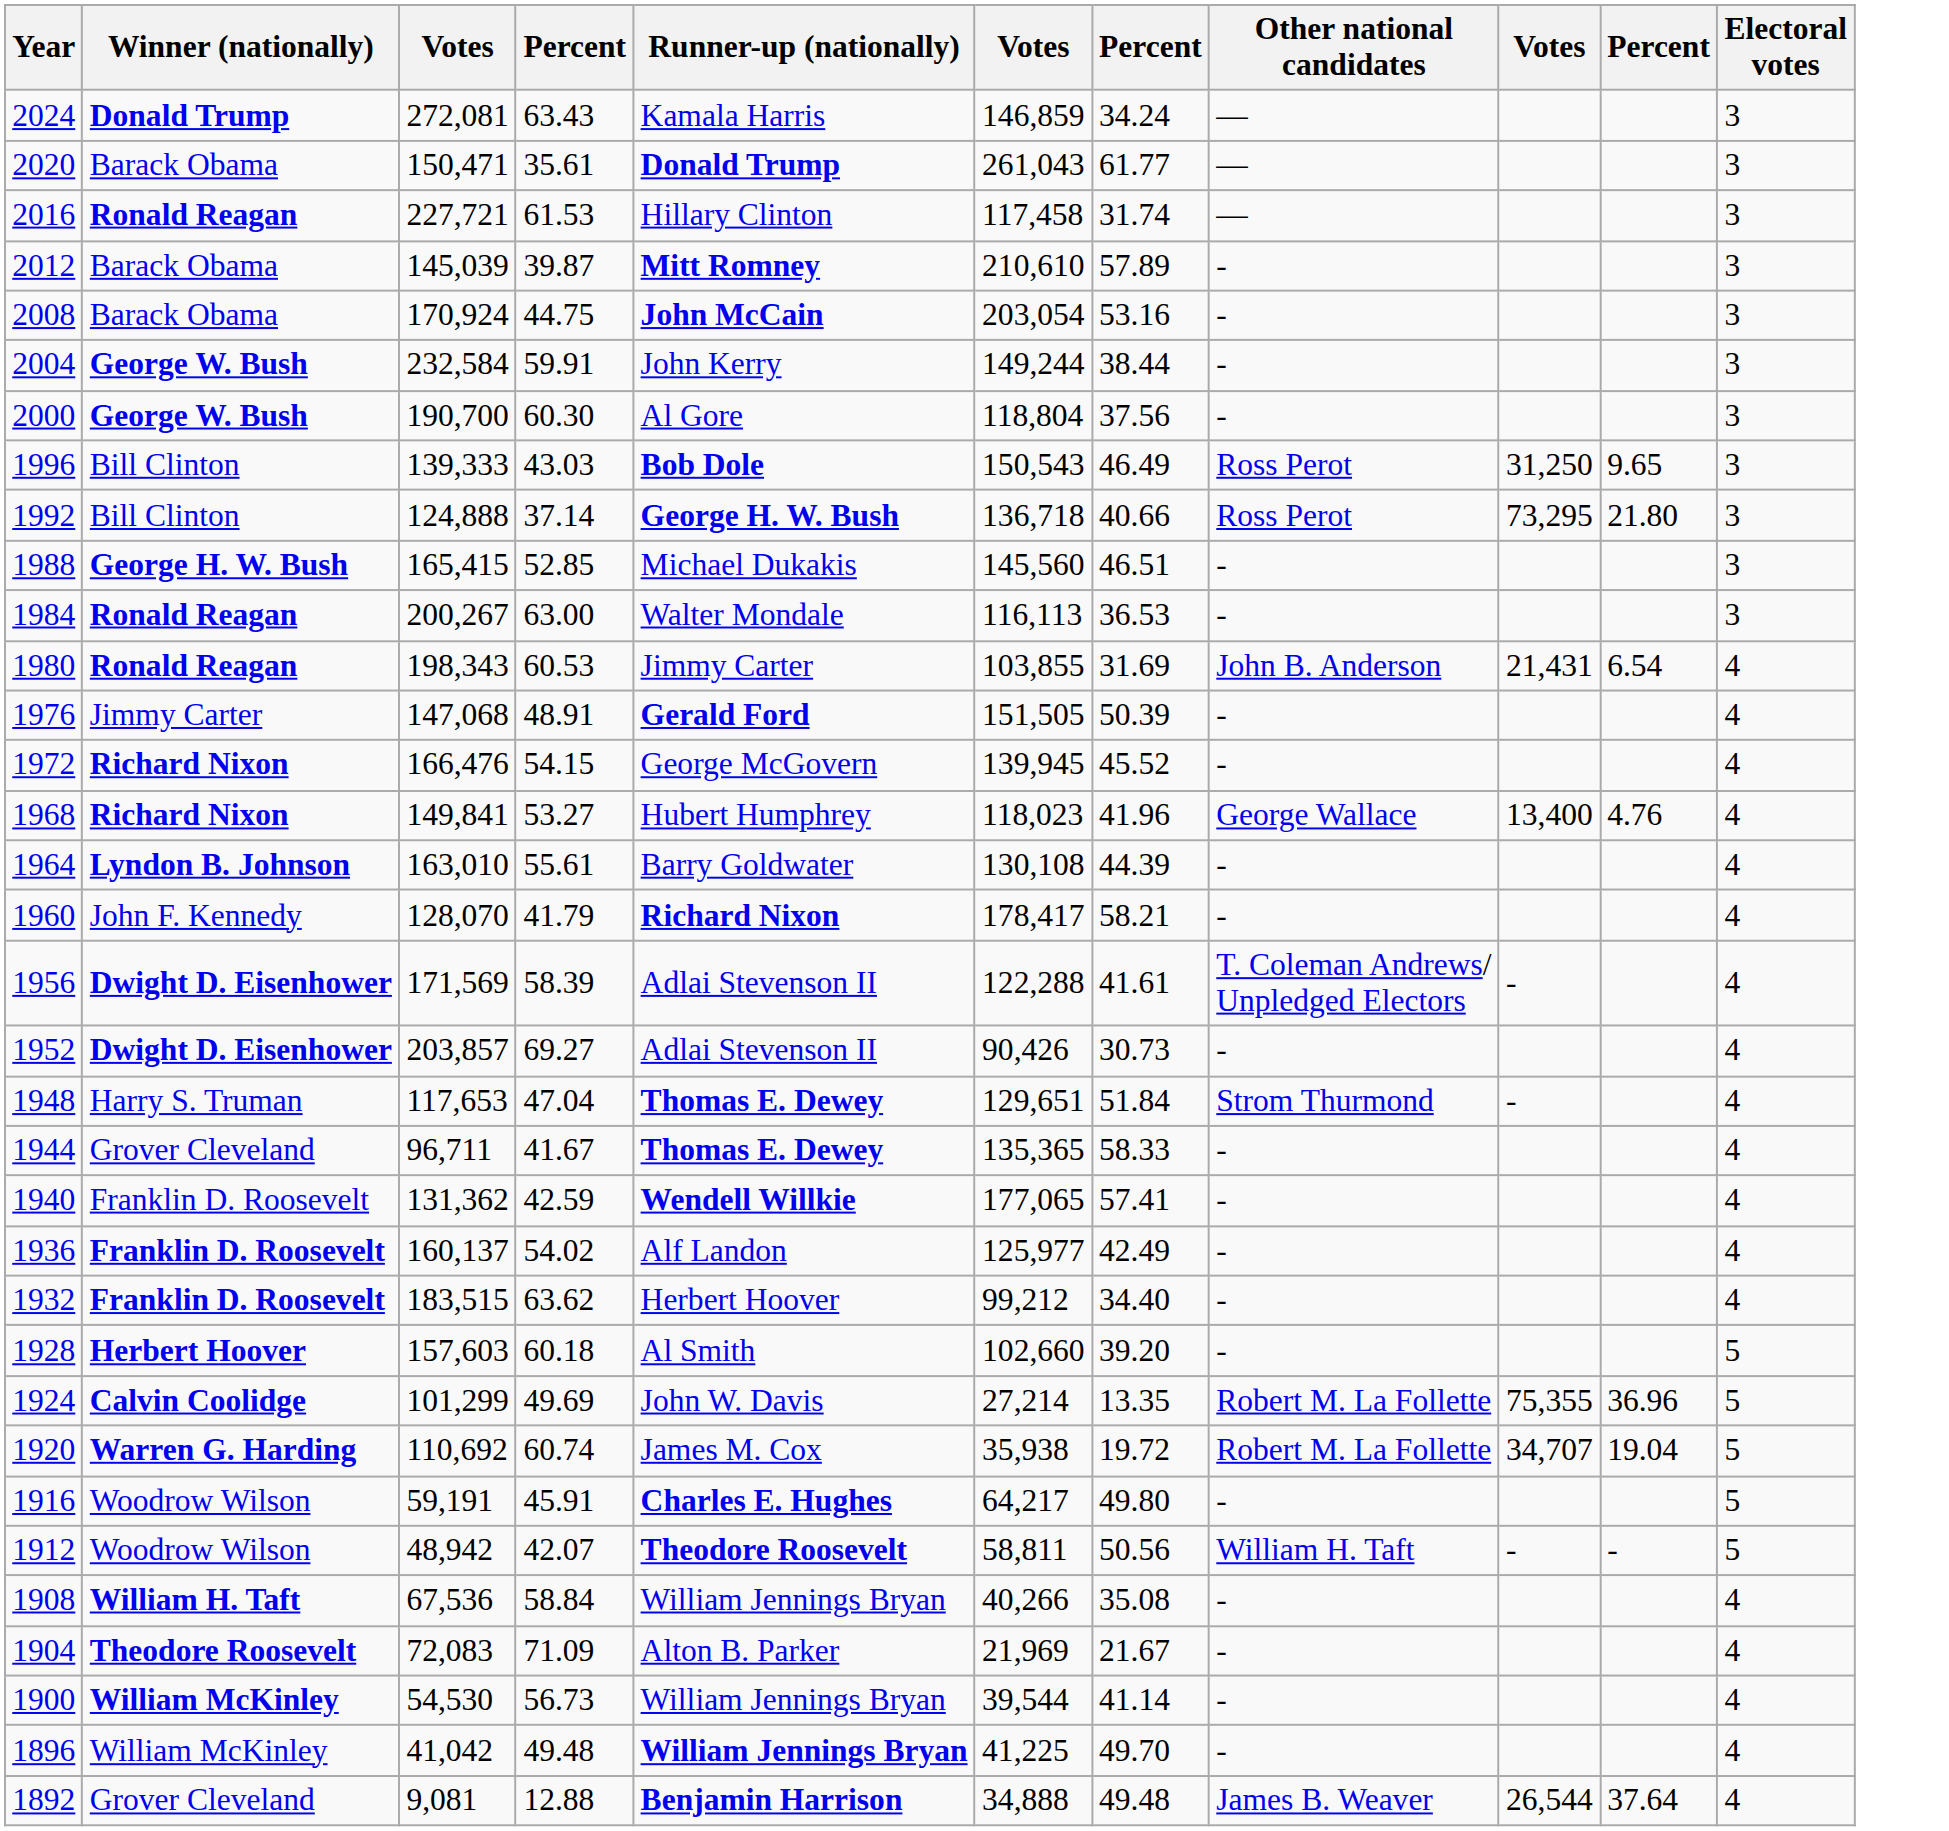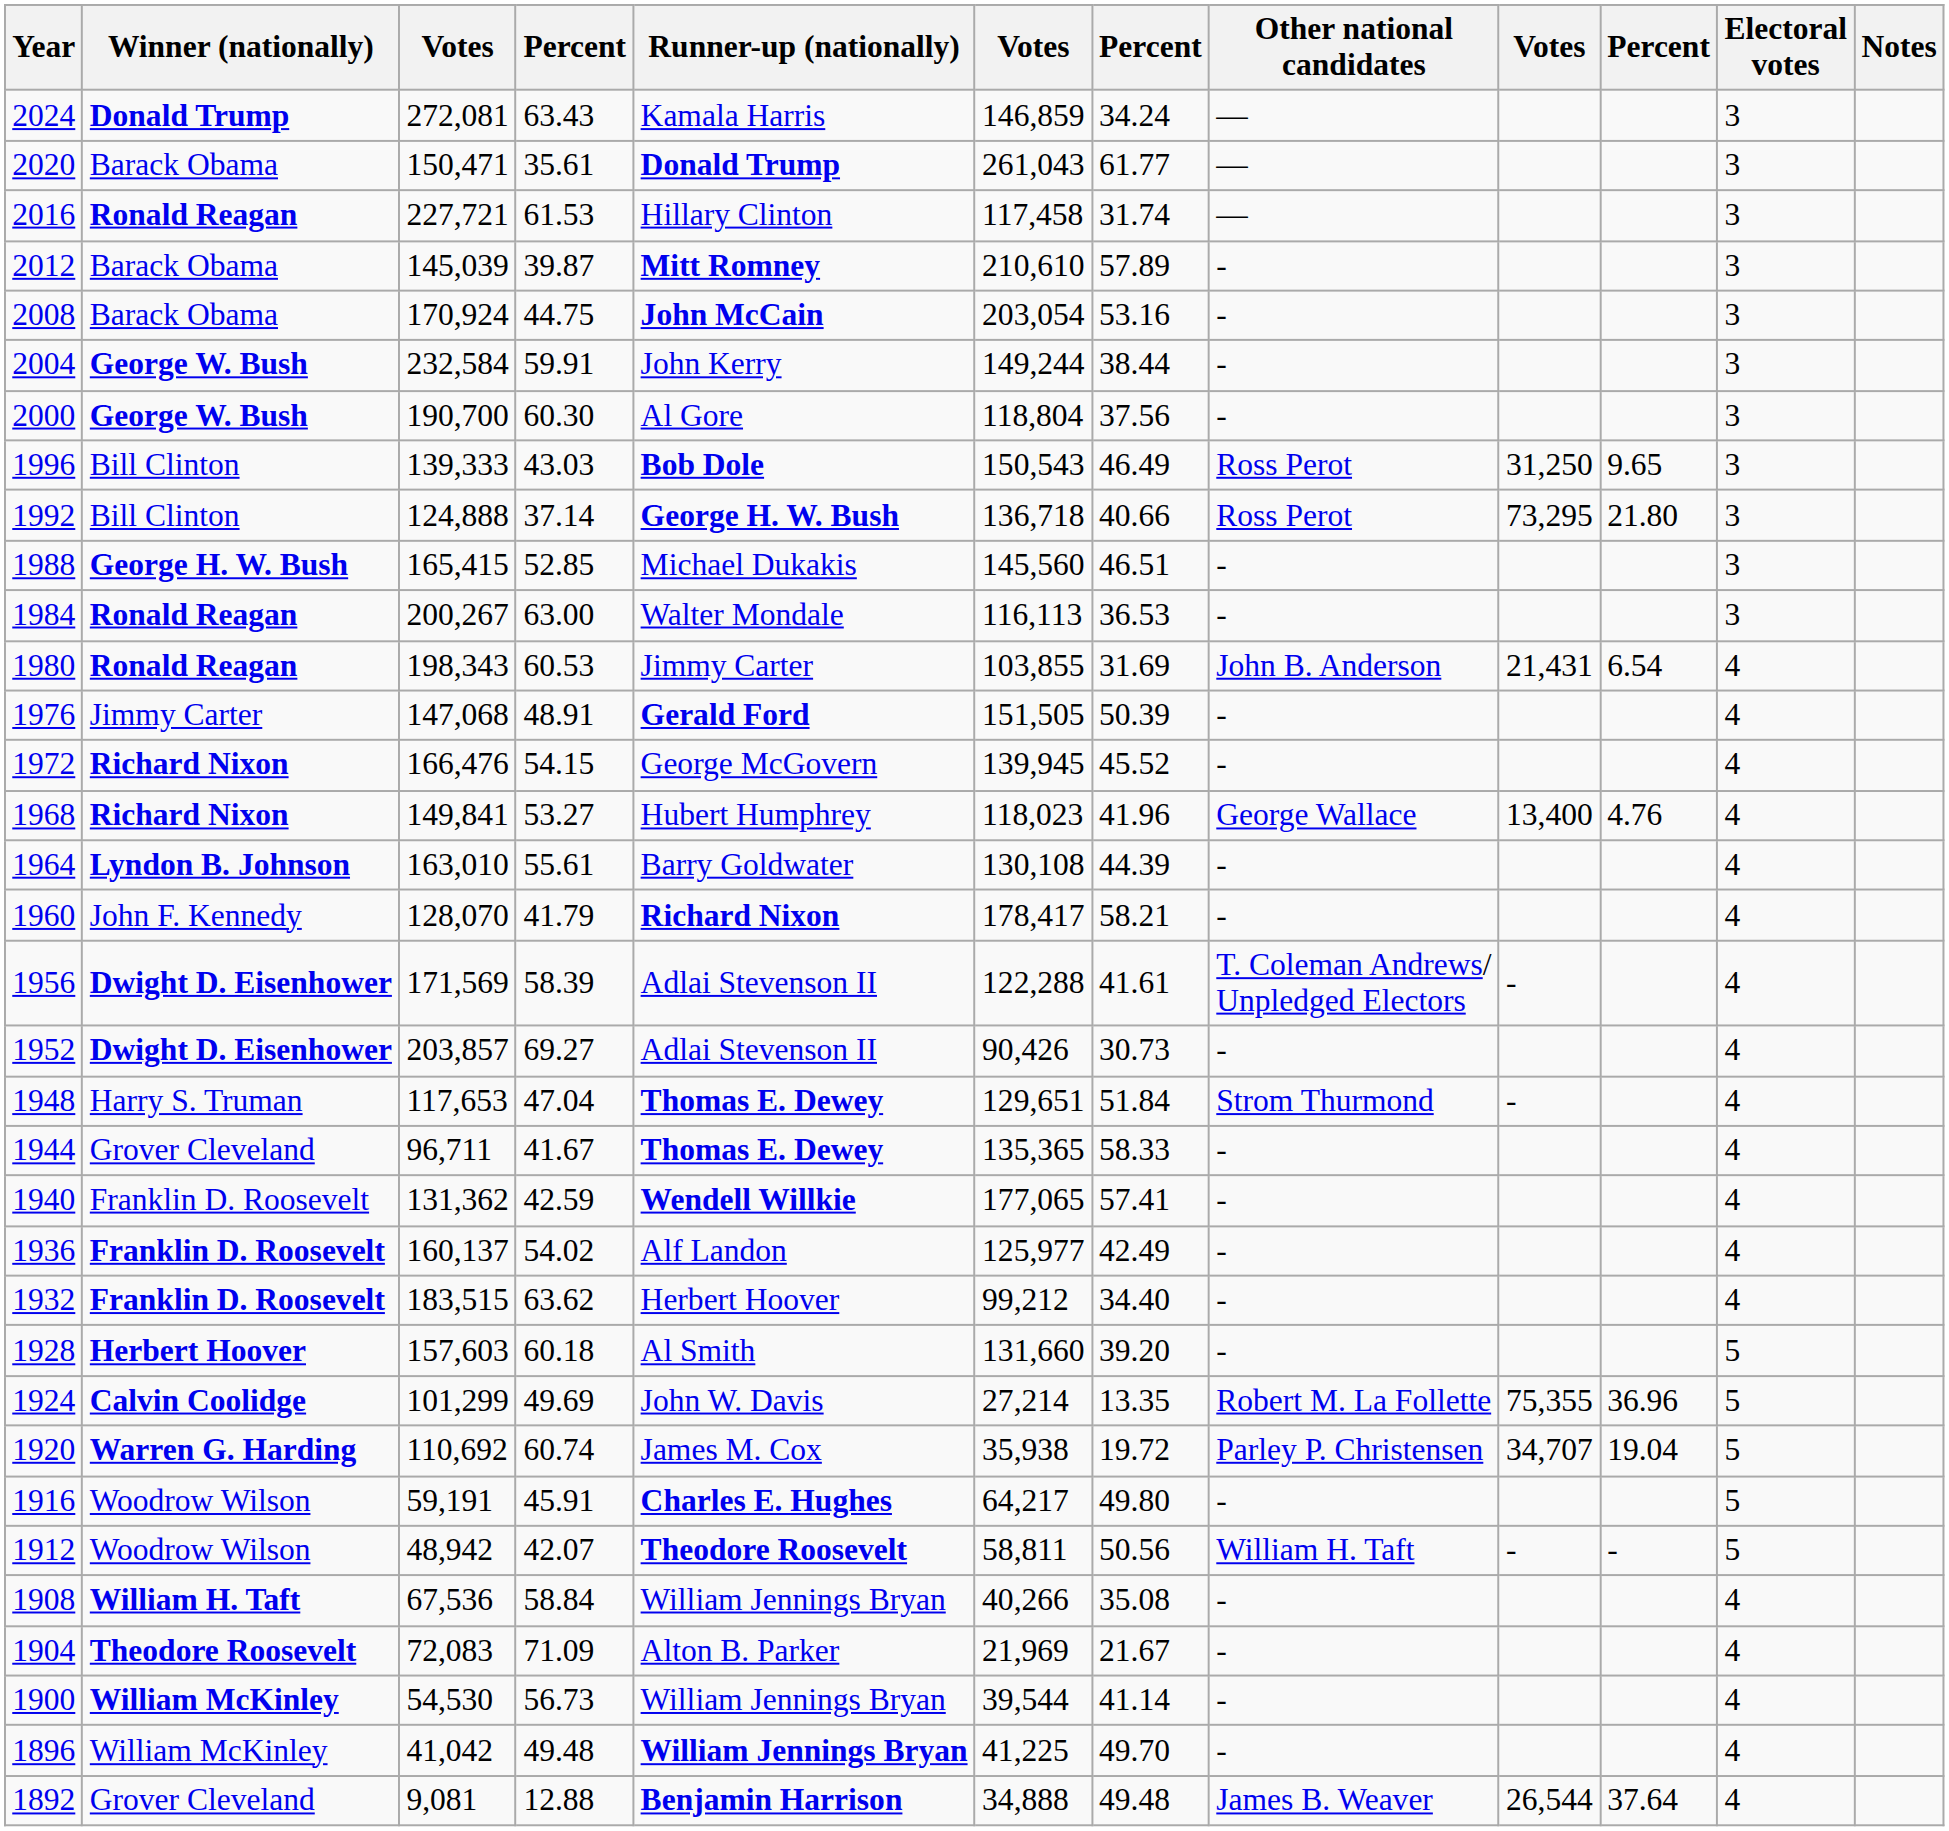+ column: (1899, 47)
(1033, 1350) 102,660 -> (1033, 1350) 131,660
(1354, 1450) Robert M. La Follette -> (1350, 1450) Parley P. Christensen
